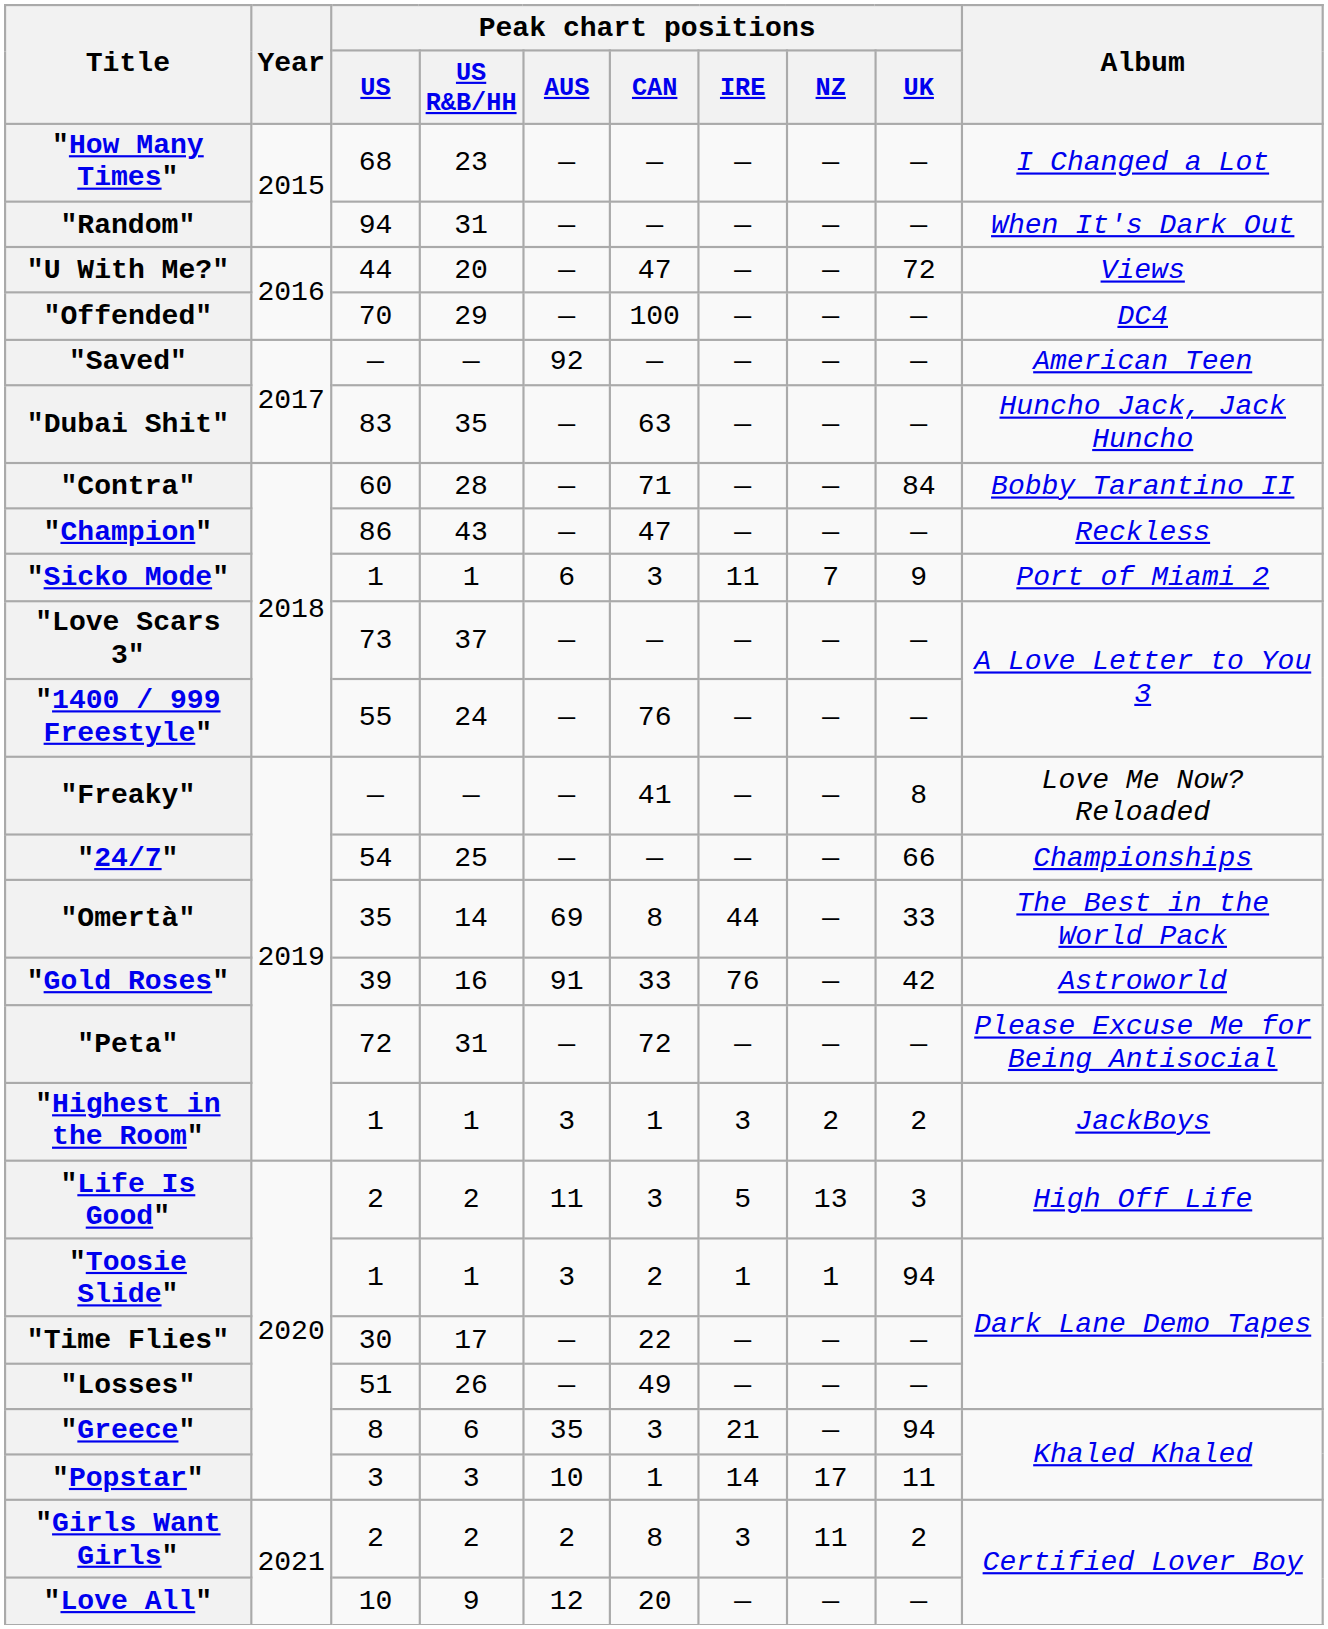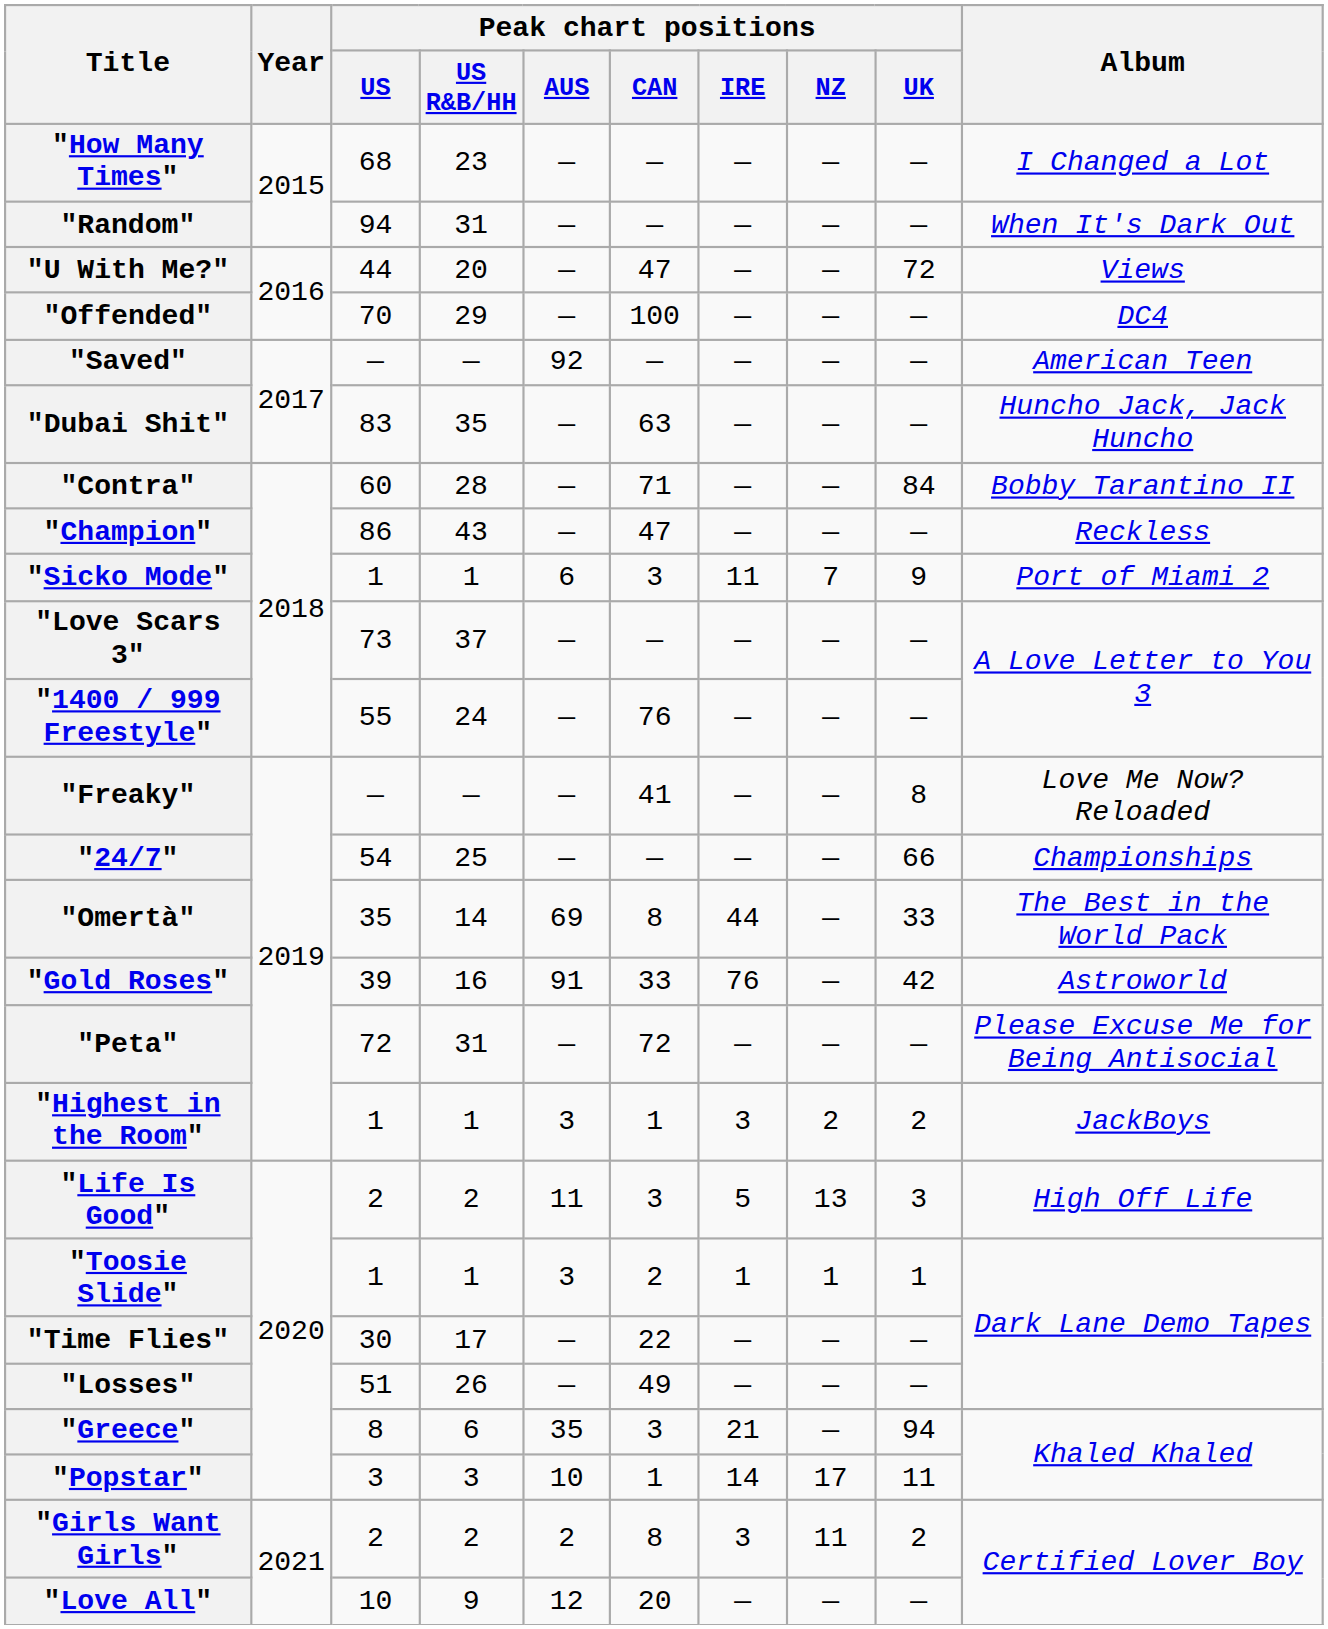(919, 1278) 94 -> (919, 1278) 1
